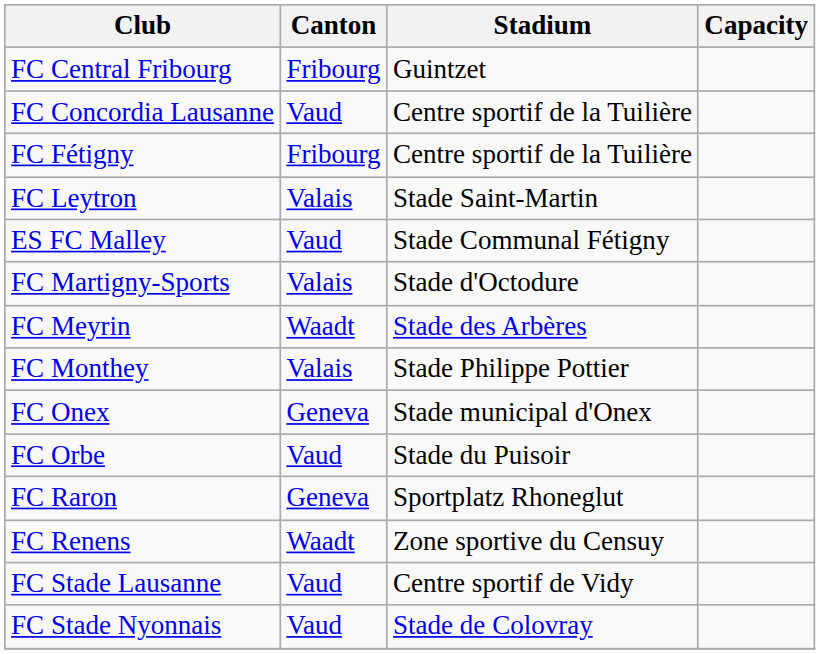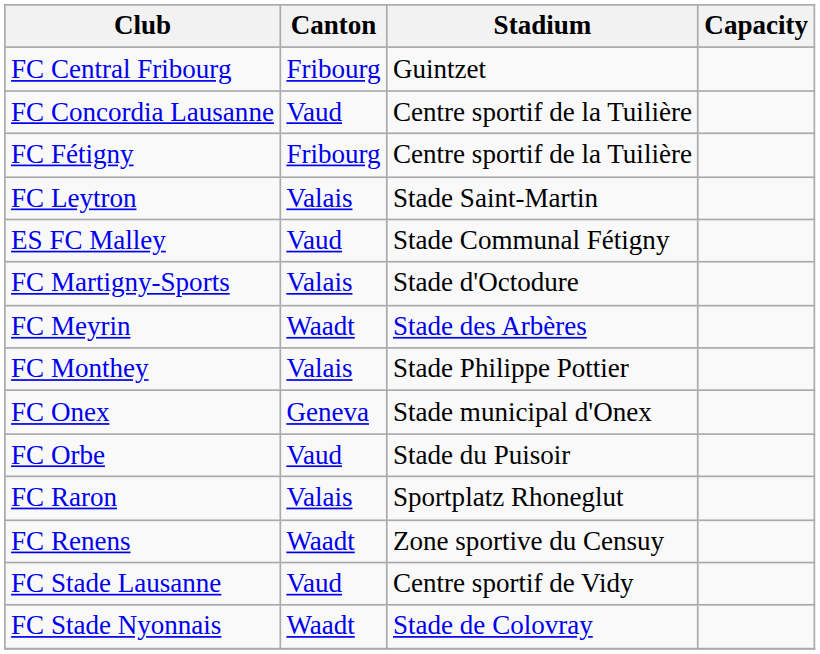(328, 497) Geneva -> (319, 497) Valais
(314, 626) Vaud -> (321, 626) Waadt
